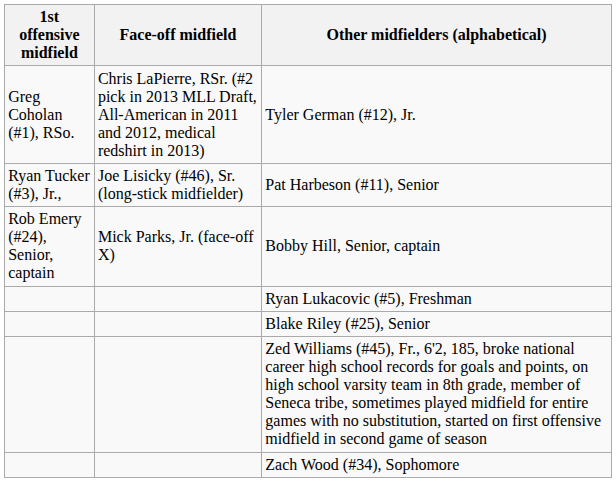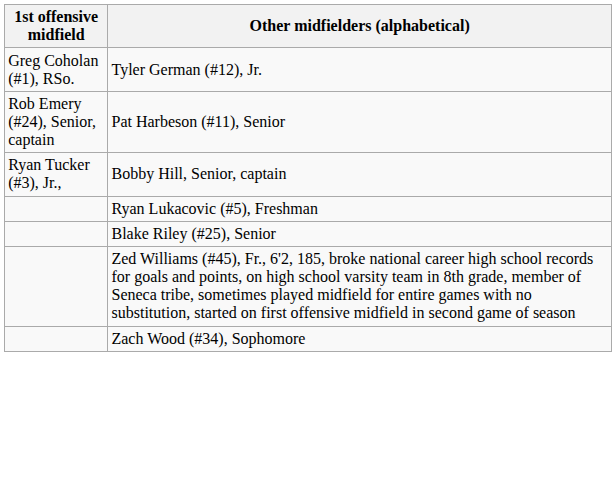- column: (178, 35)
(49, 184) Ryan Tucker (#3), Jr., -> (52, 121) Rob Emery (#24), Senior, captain
(45, 246) Rob Emery (#24), Senior, captain -> (49, 174) Ryan Tucker (#3), Jr.,
